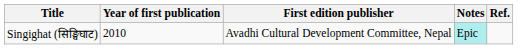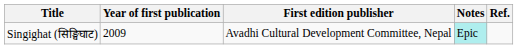(115, 33) 2010 -> (115, 33) 2009
